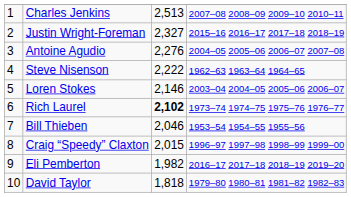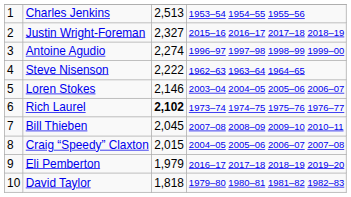(266, 14) 2007–08 2008–09 2009–10 2010–11 -> (247, 14) 1953–54 1954–55 1955–56
(169, 51) 2,276 -> (169, 51) 2,274
(267, 51) 2004–05 2005–06 2006–07 2007–08 -> (267, 51) 1996–97 1997–98 1998–99 1999–00
(169, 126) 2,046 -> (169, 126) 2,045
(247, 126) 1953–54 1954–55 1955–56 -> (266, 126) 2007–08 2008–09 2009–10 2010–11
(267, 145) 1996–97 1997–98 1998–99 1999–00 -> (267, 145) 2004–05 2005–06 2006–07 2007–08
(169, 164) 1,982 -> (169, 164) 1,979
